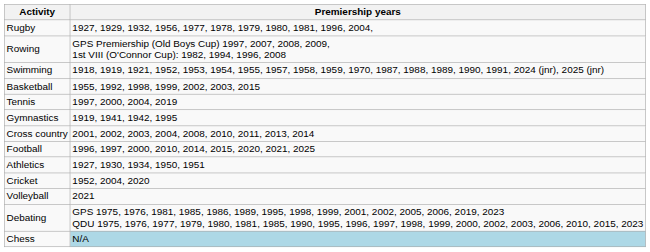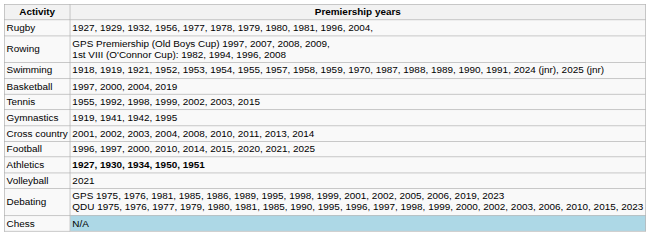(166, 86) 1955, 1992, 1998, 1999, 2002, 2003, 2015 -> (125, 86) 1997, 2000, 2004, 2019
(125, 102) 1997, 2000, 2004, 2019 -> (166, 102) 1955, 1992, 1998, 1999, 2002, 2003, 2015
(139, 165) normal -> (139, 165) bold
- row: (22, 180)
